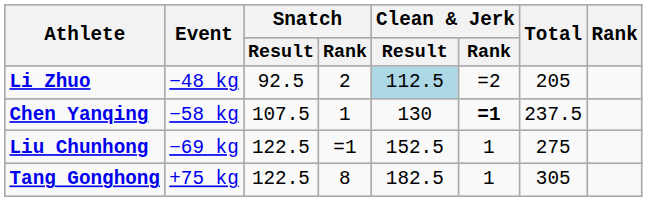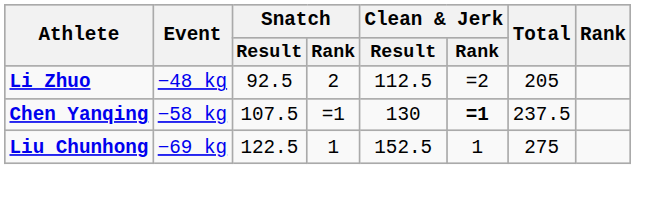(415, 82) lightblue background -> (403, 82) no background
(345, 114) 1 -> (333, 114) =1
(345, 147) =1 -> (333, 147) 1
- row: (85, 179)
